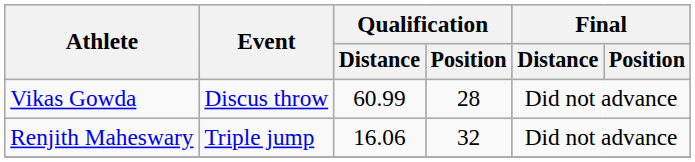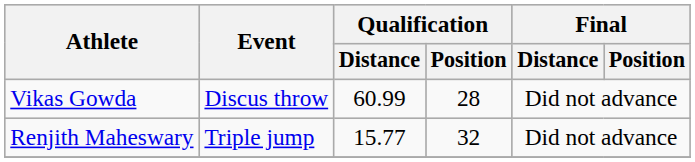(379, 137) 16.06 -> (379, 137) 15.77
